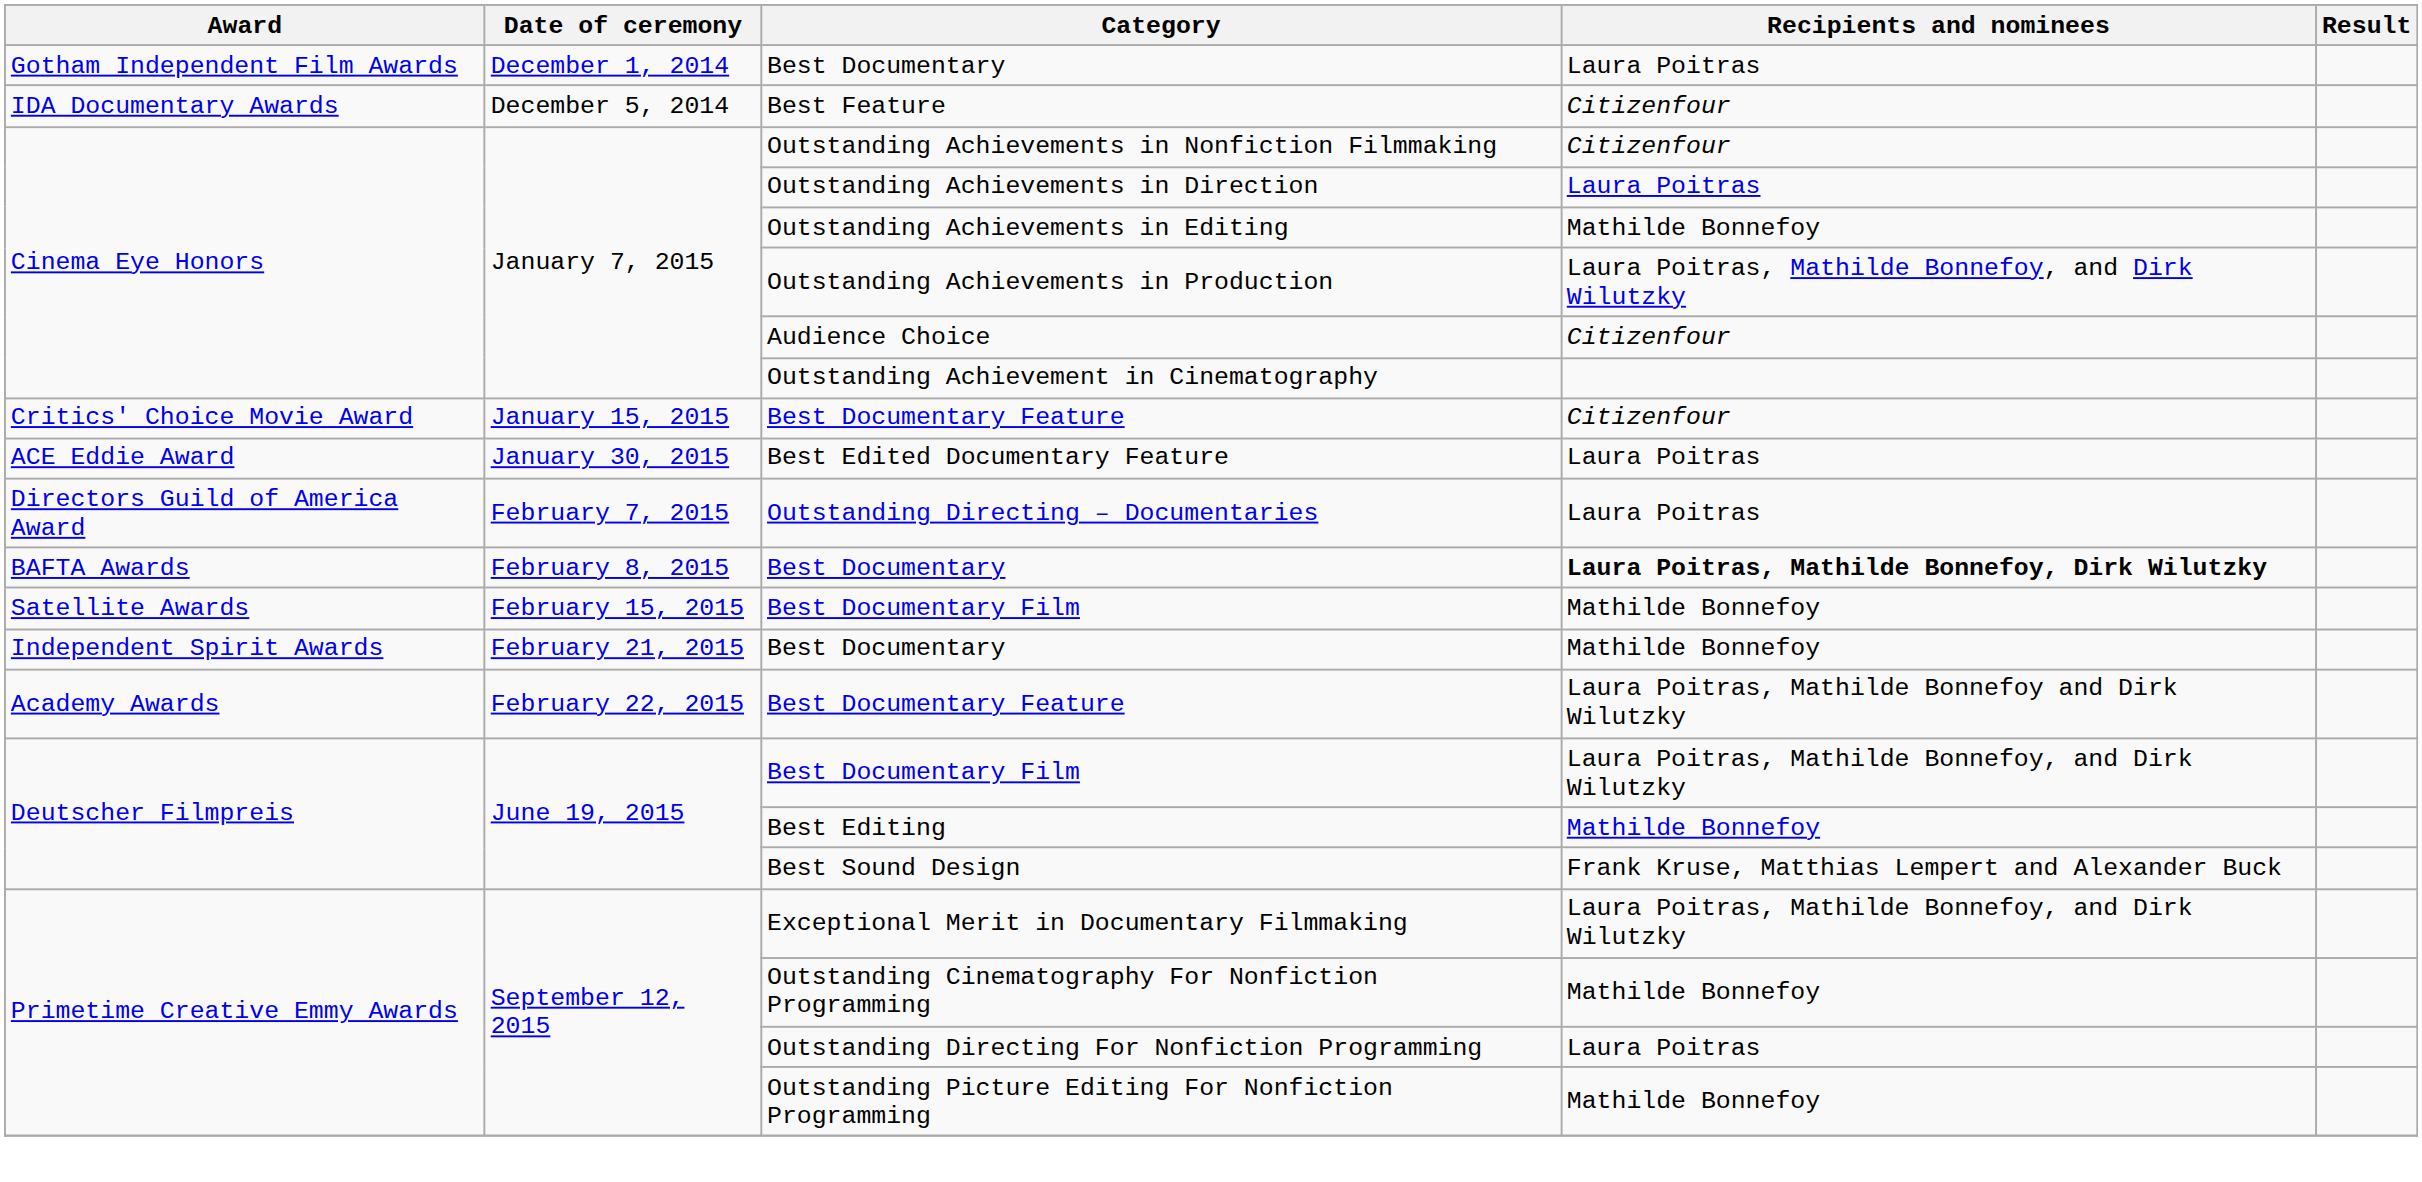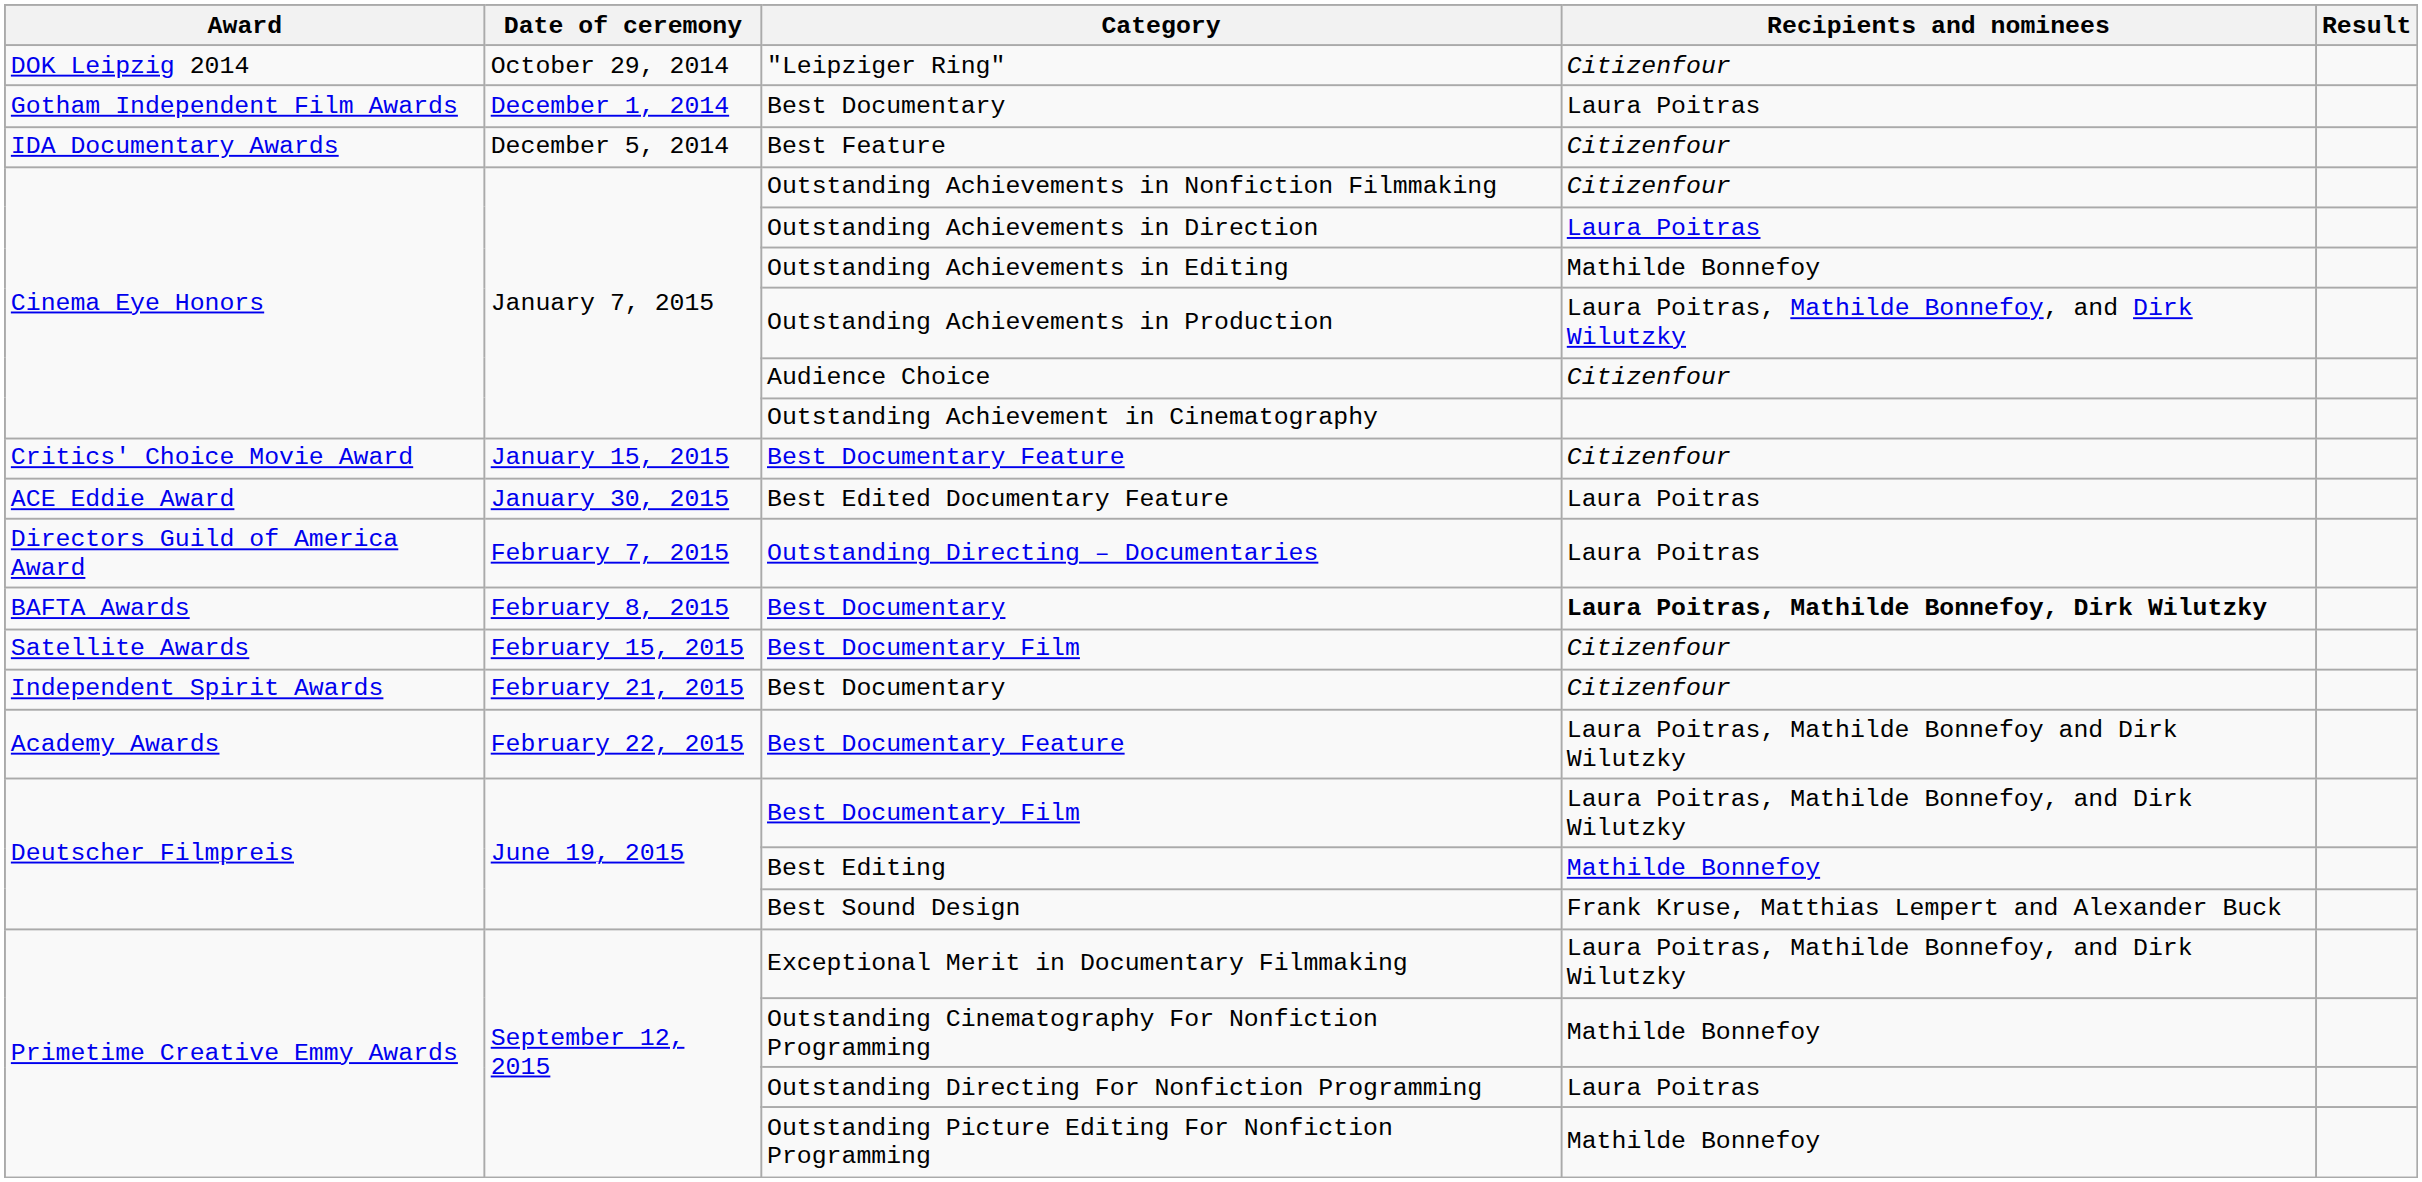+ row: (130, 66)
(1693, 609) Mathilde Bonnefoy -> (1649, 649) Citizenfour
(1693, 649) Mathilde Bonnefoy -> (1649, 690) Citizenfour
